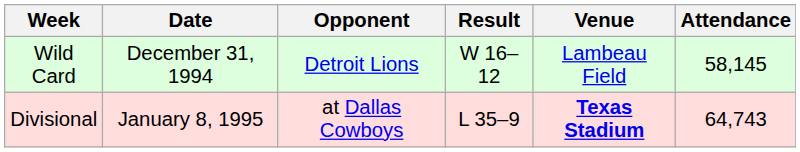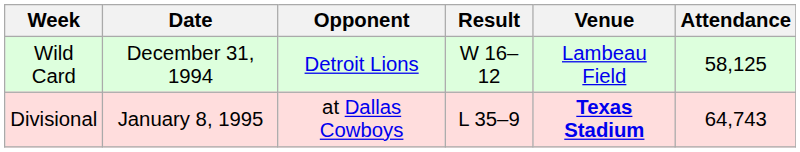(736, 64) 58,145 -> (736, 64) 58,125
